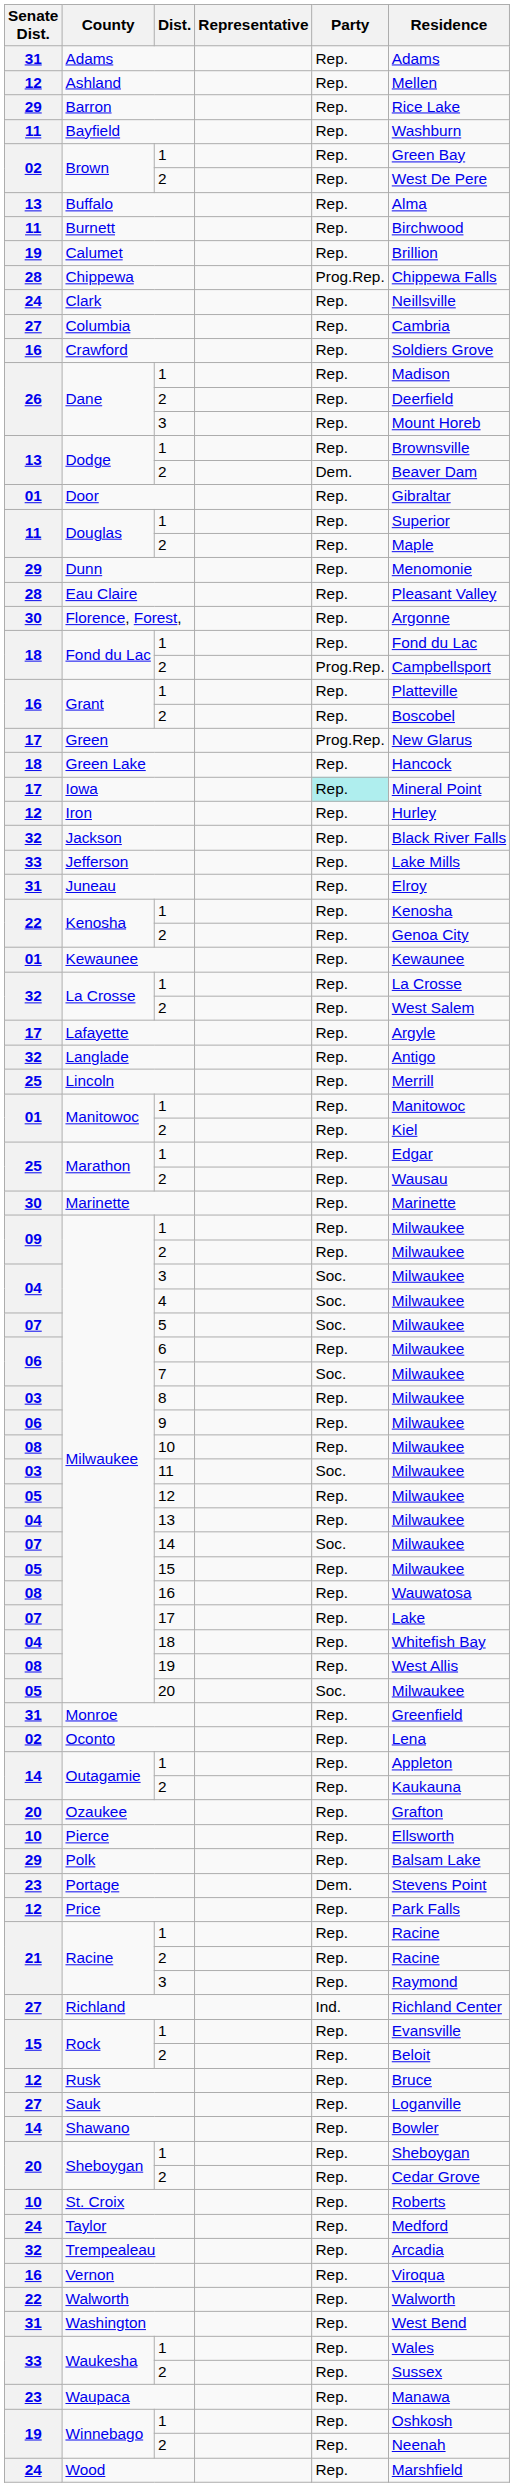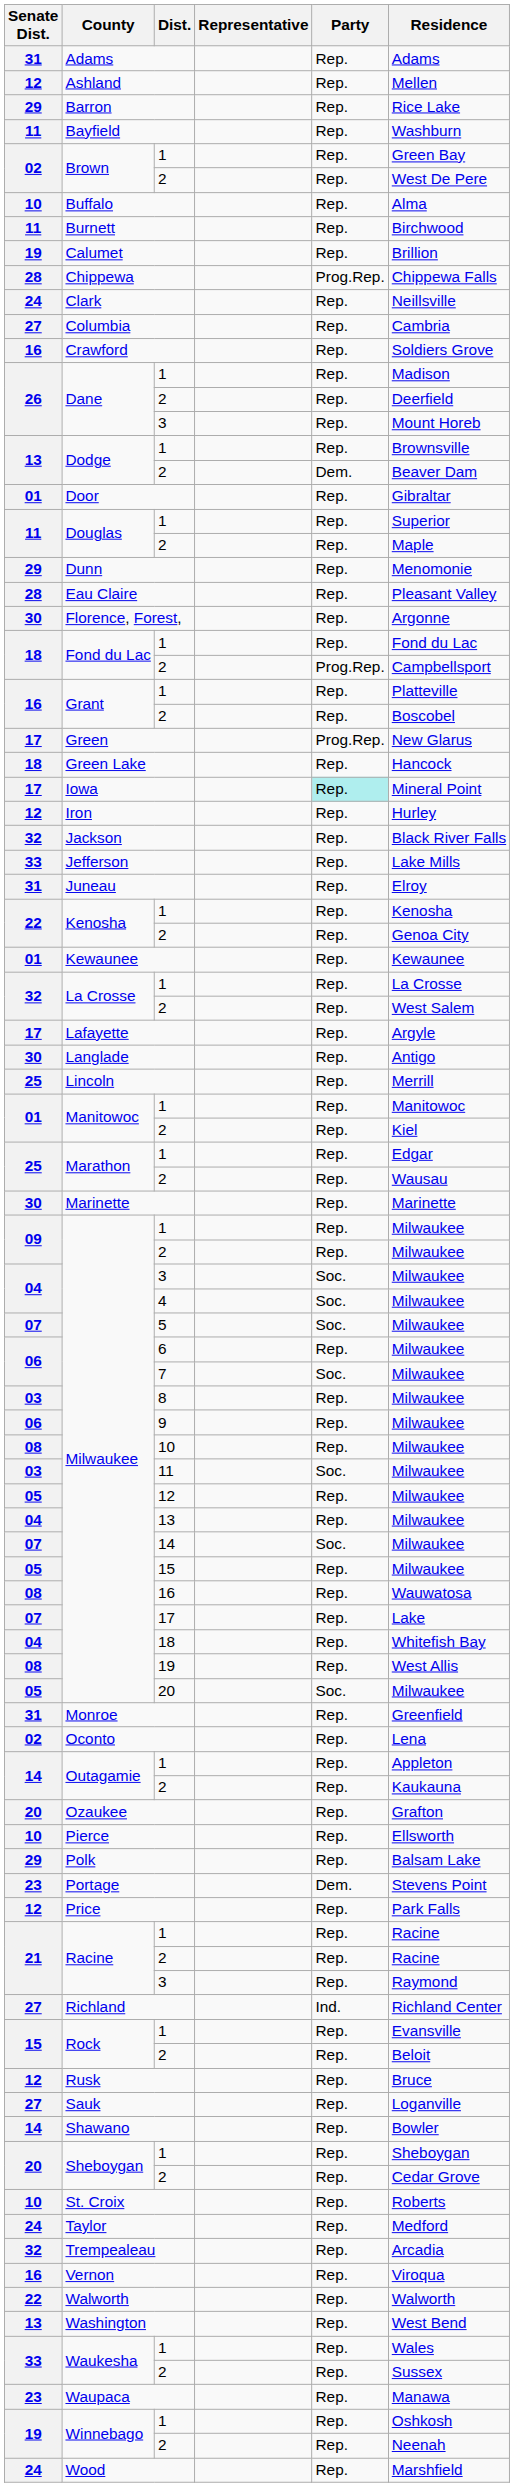(33, 204) 13 -> (33, 204) 10
(33, 1057) 32 -> (33, 1057) 30
(33, 2323) 31 -> (33, 2323) 13
